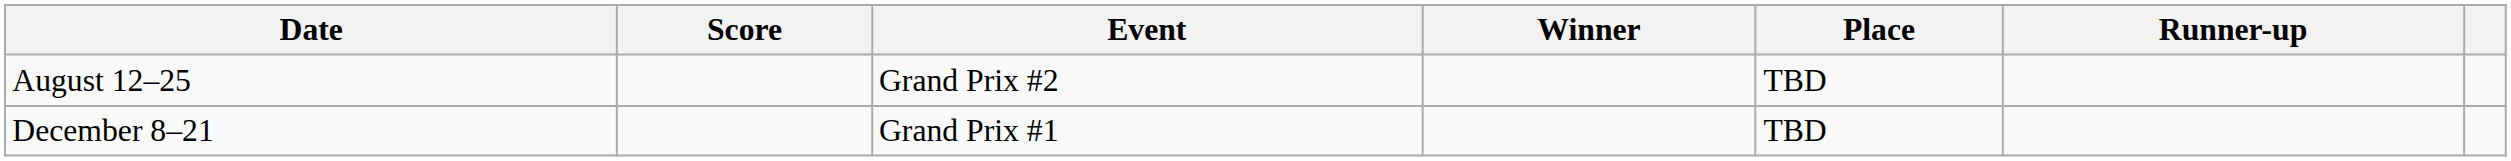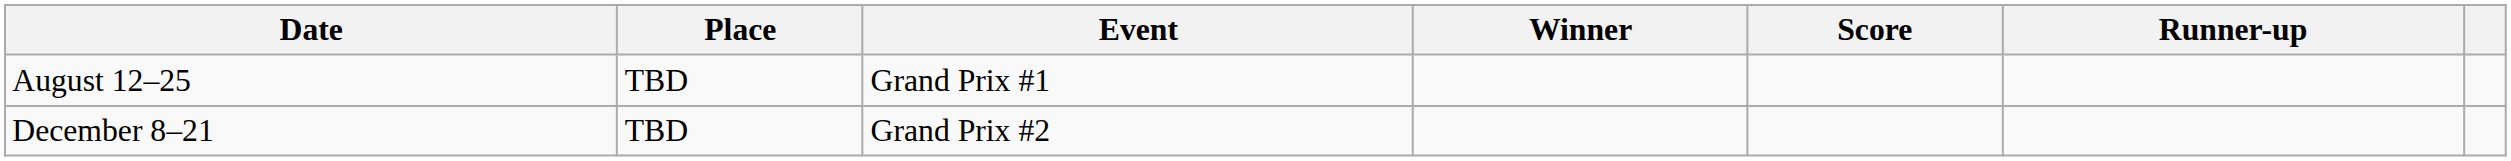columns swapped: (1879, 29) <-> (745, 29)
(969, 79) Grand Prix #2 -> (960, 79) Grand Prix #1
(969, 130) Grand Prix #1 -> (960, 130) Grand Prix #2
